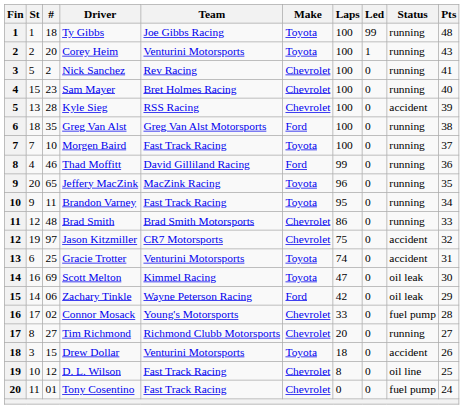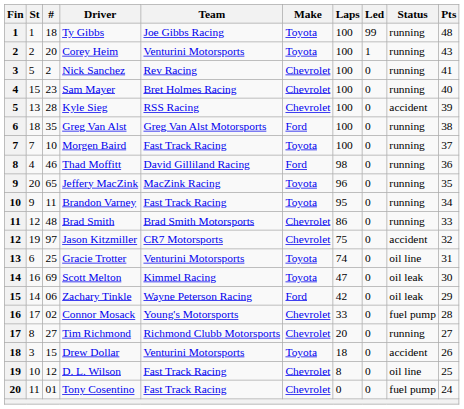(341, 164) 99 -> (341, 164) 98
(408, 258) accident -> (405, 258) oil line
